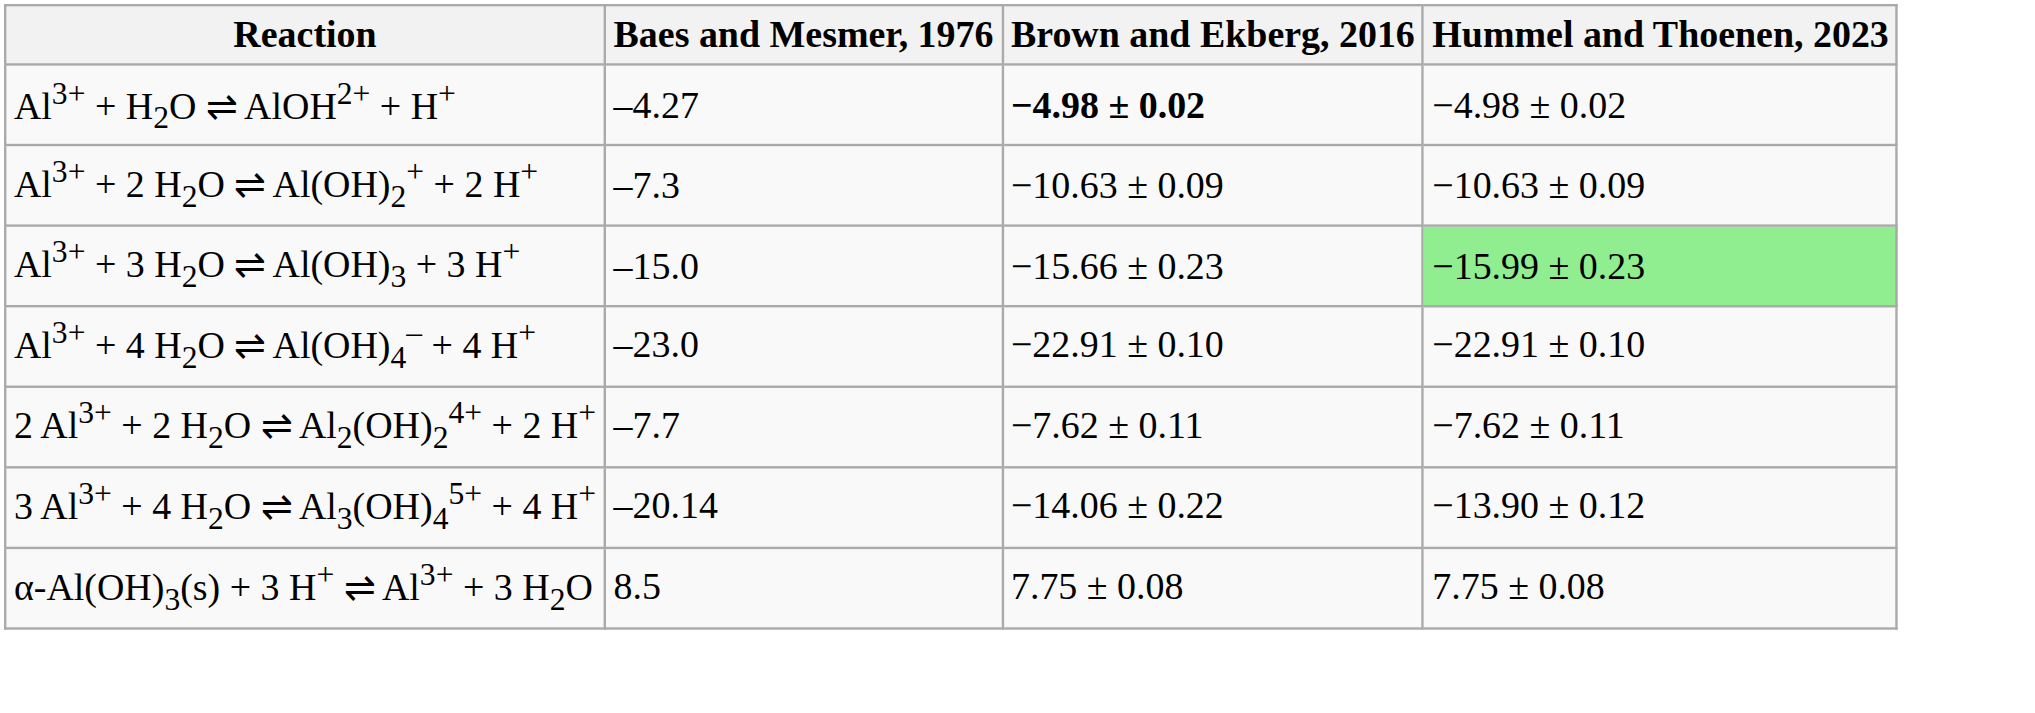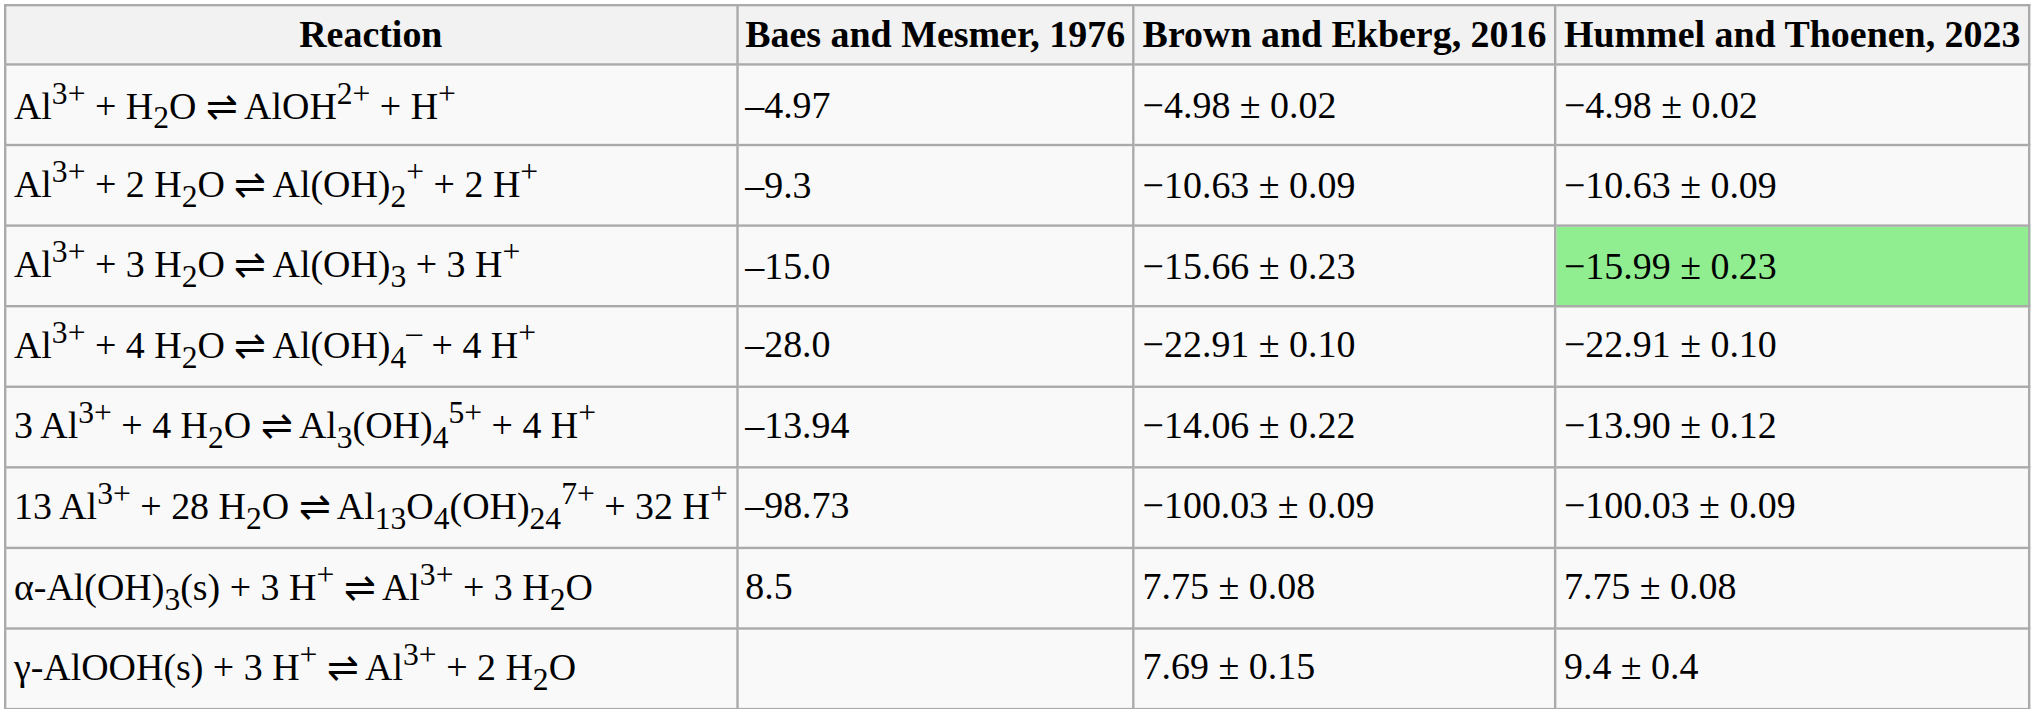(656, 104) –4.27 -> (788, 104) –4.97
(1108, 104) bold -> (1240, 104) normal
(647, 185) –7.3 -> (778, 185) –9.3
(656, 345) –23.0 -> (788, 345) –28.0
- row: (305, 426)
(666, 506) –20.14 -> (797, 426) –13.94
+ row: (371, 506)
+ row: (295, 667)
